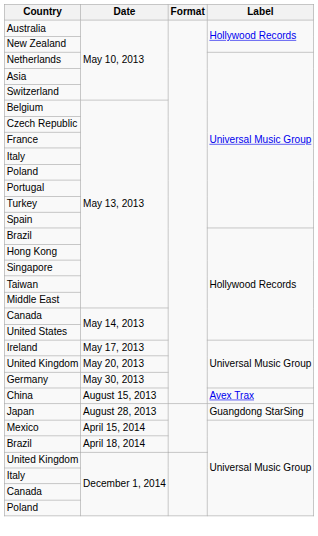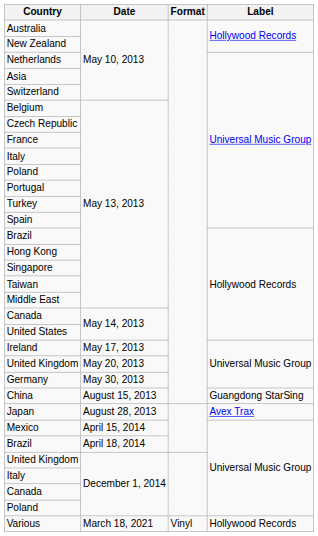(232, 396) Avex Trax -> (256, 396) Guangdong StarSing
(256, 412) Guangdong StarSing -> (232, 412) Avex Trax
+ row: (23, 524)
